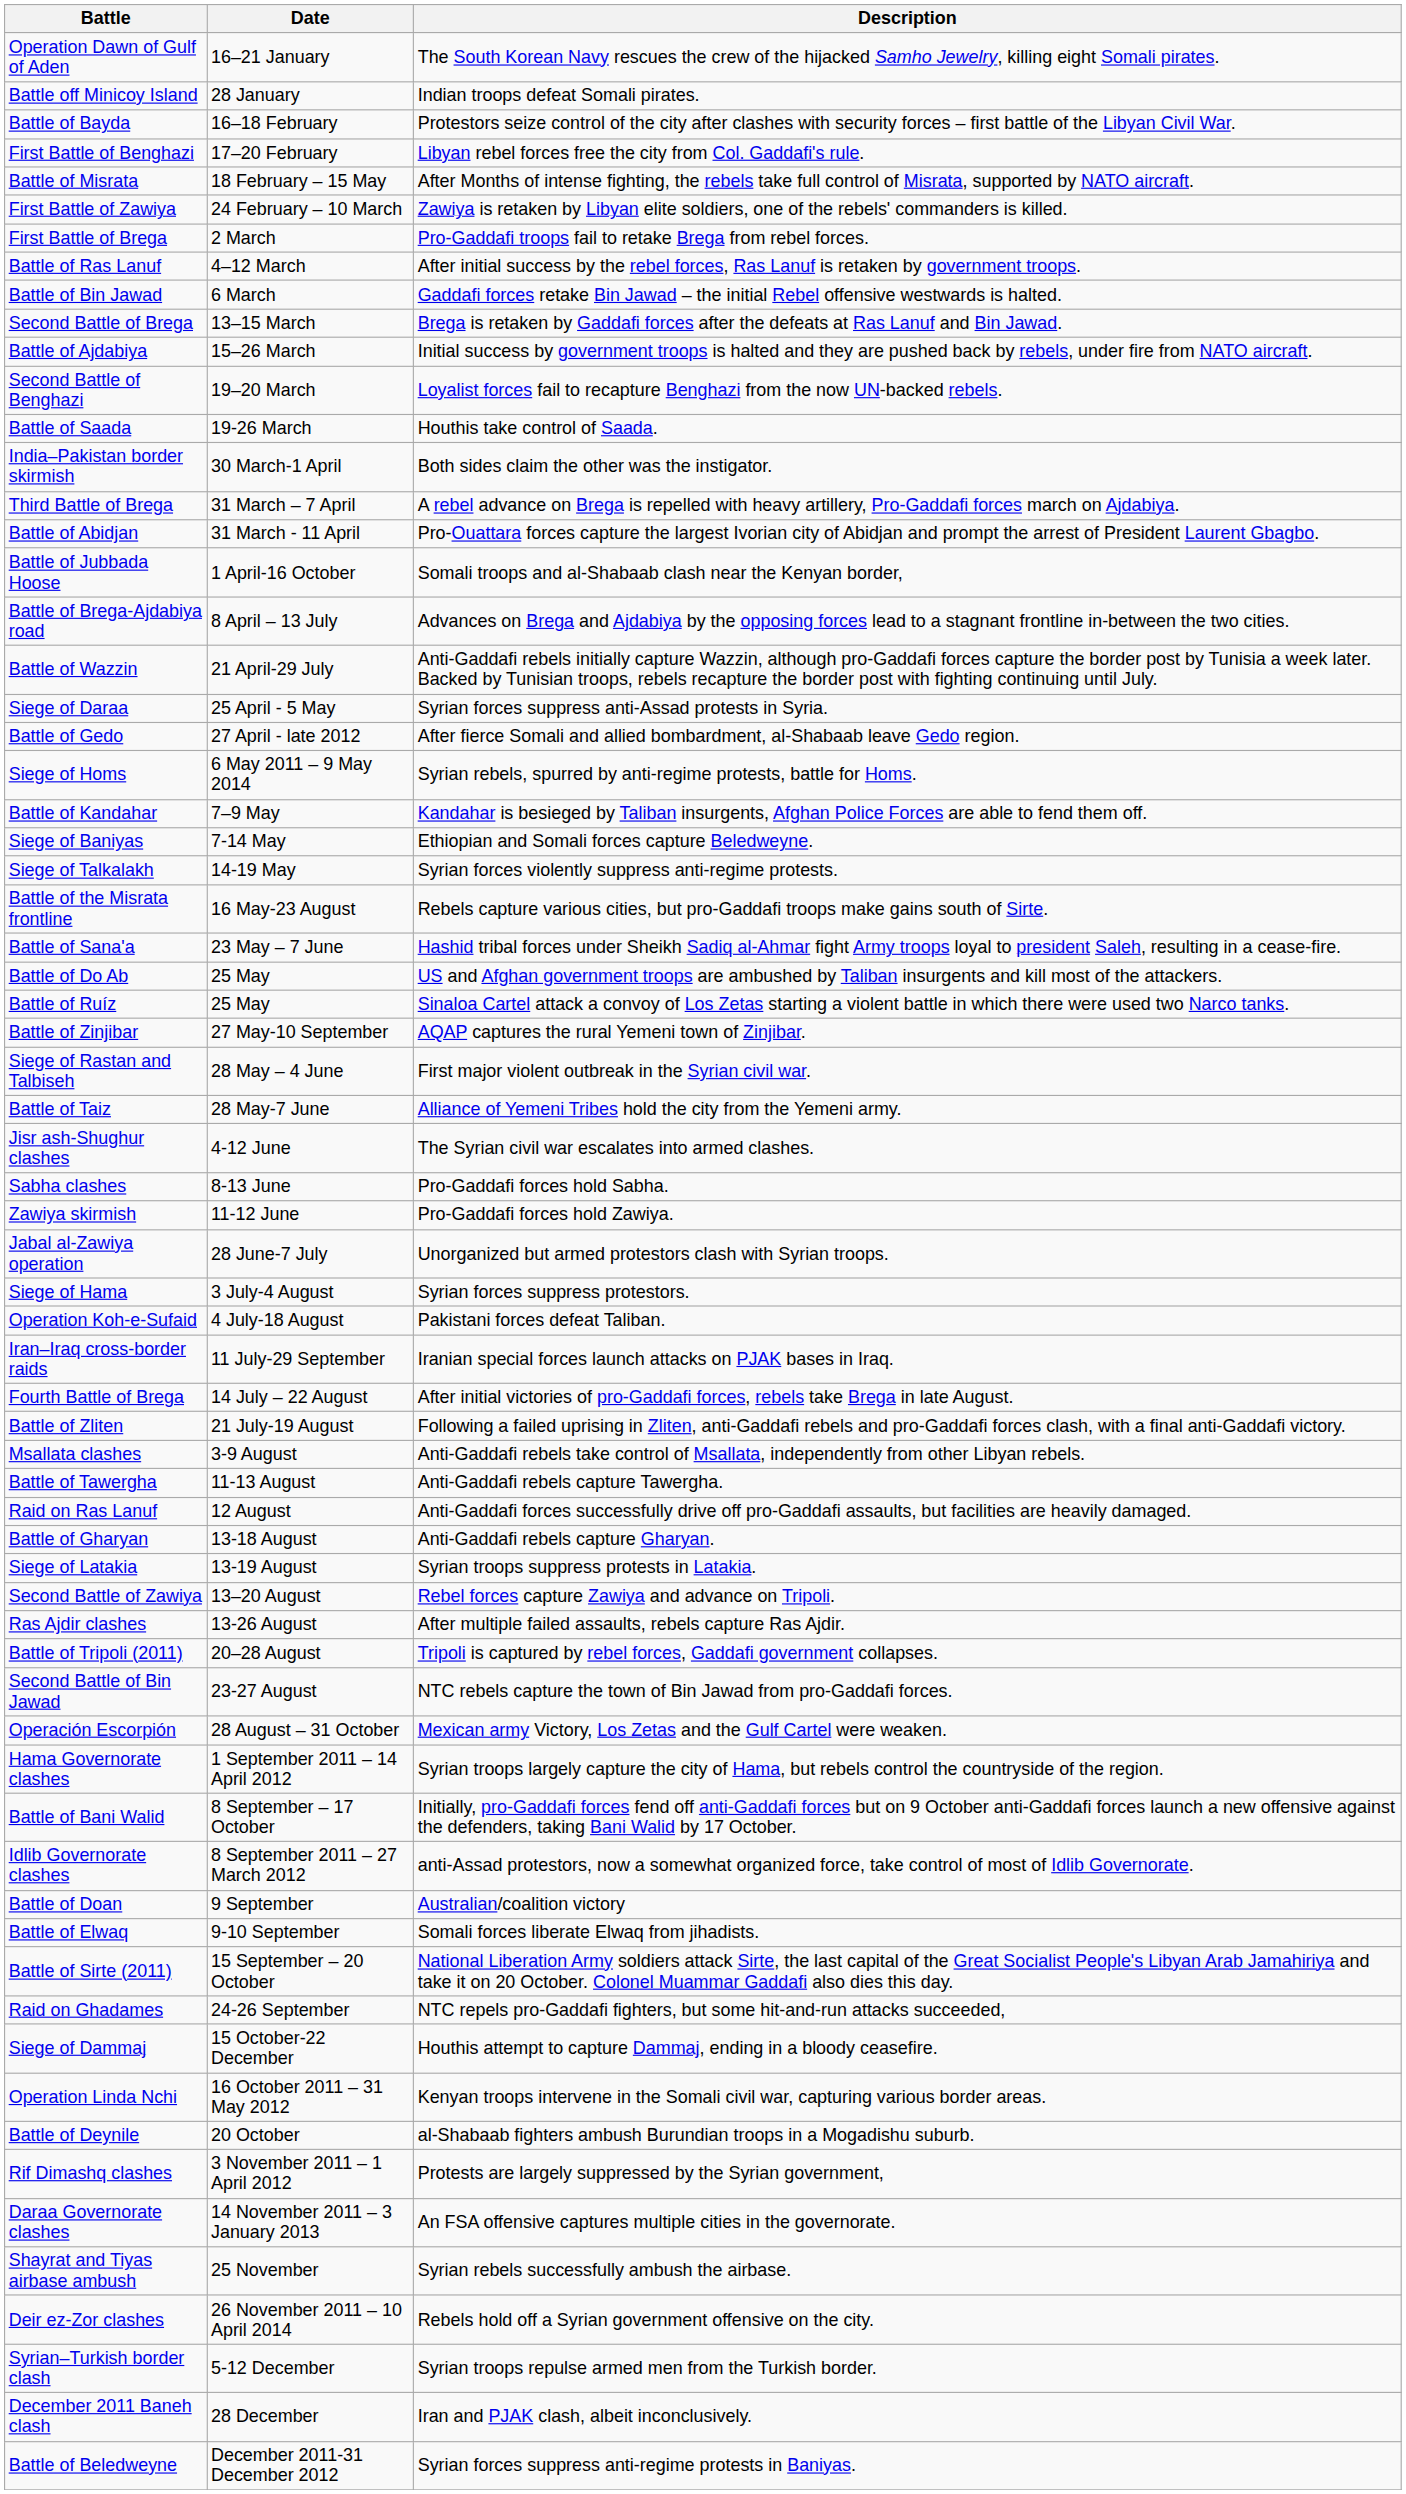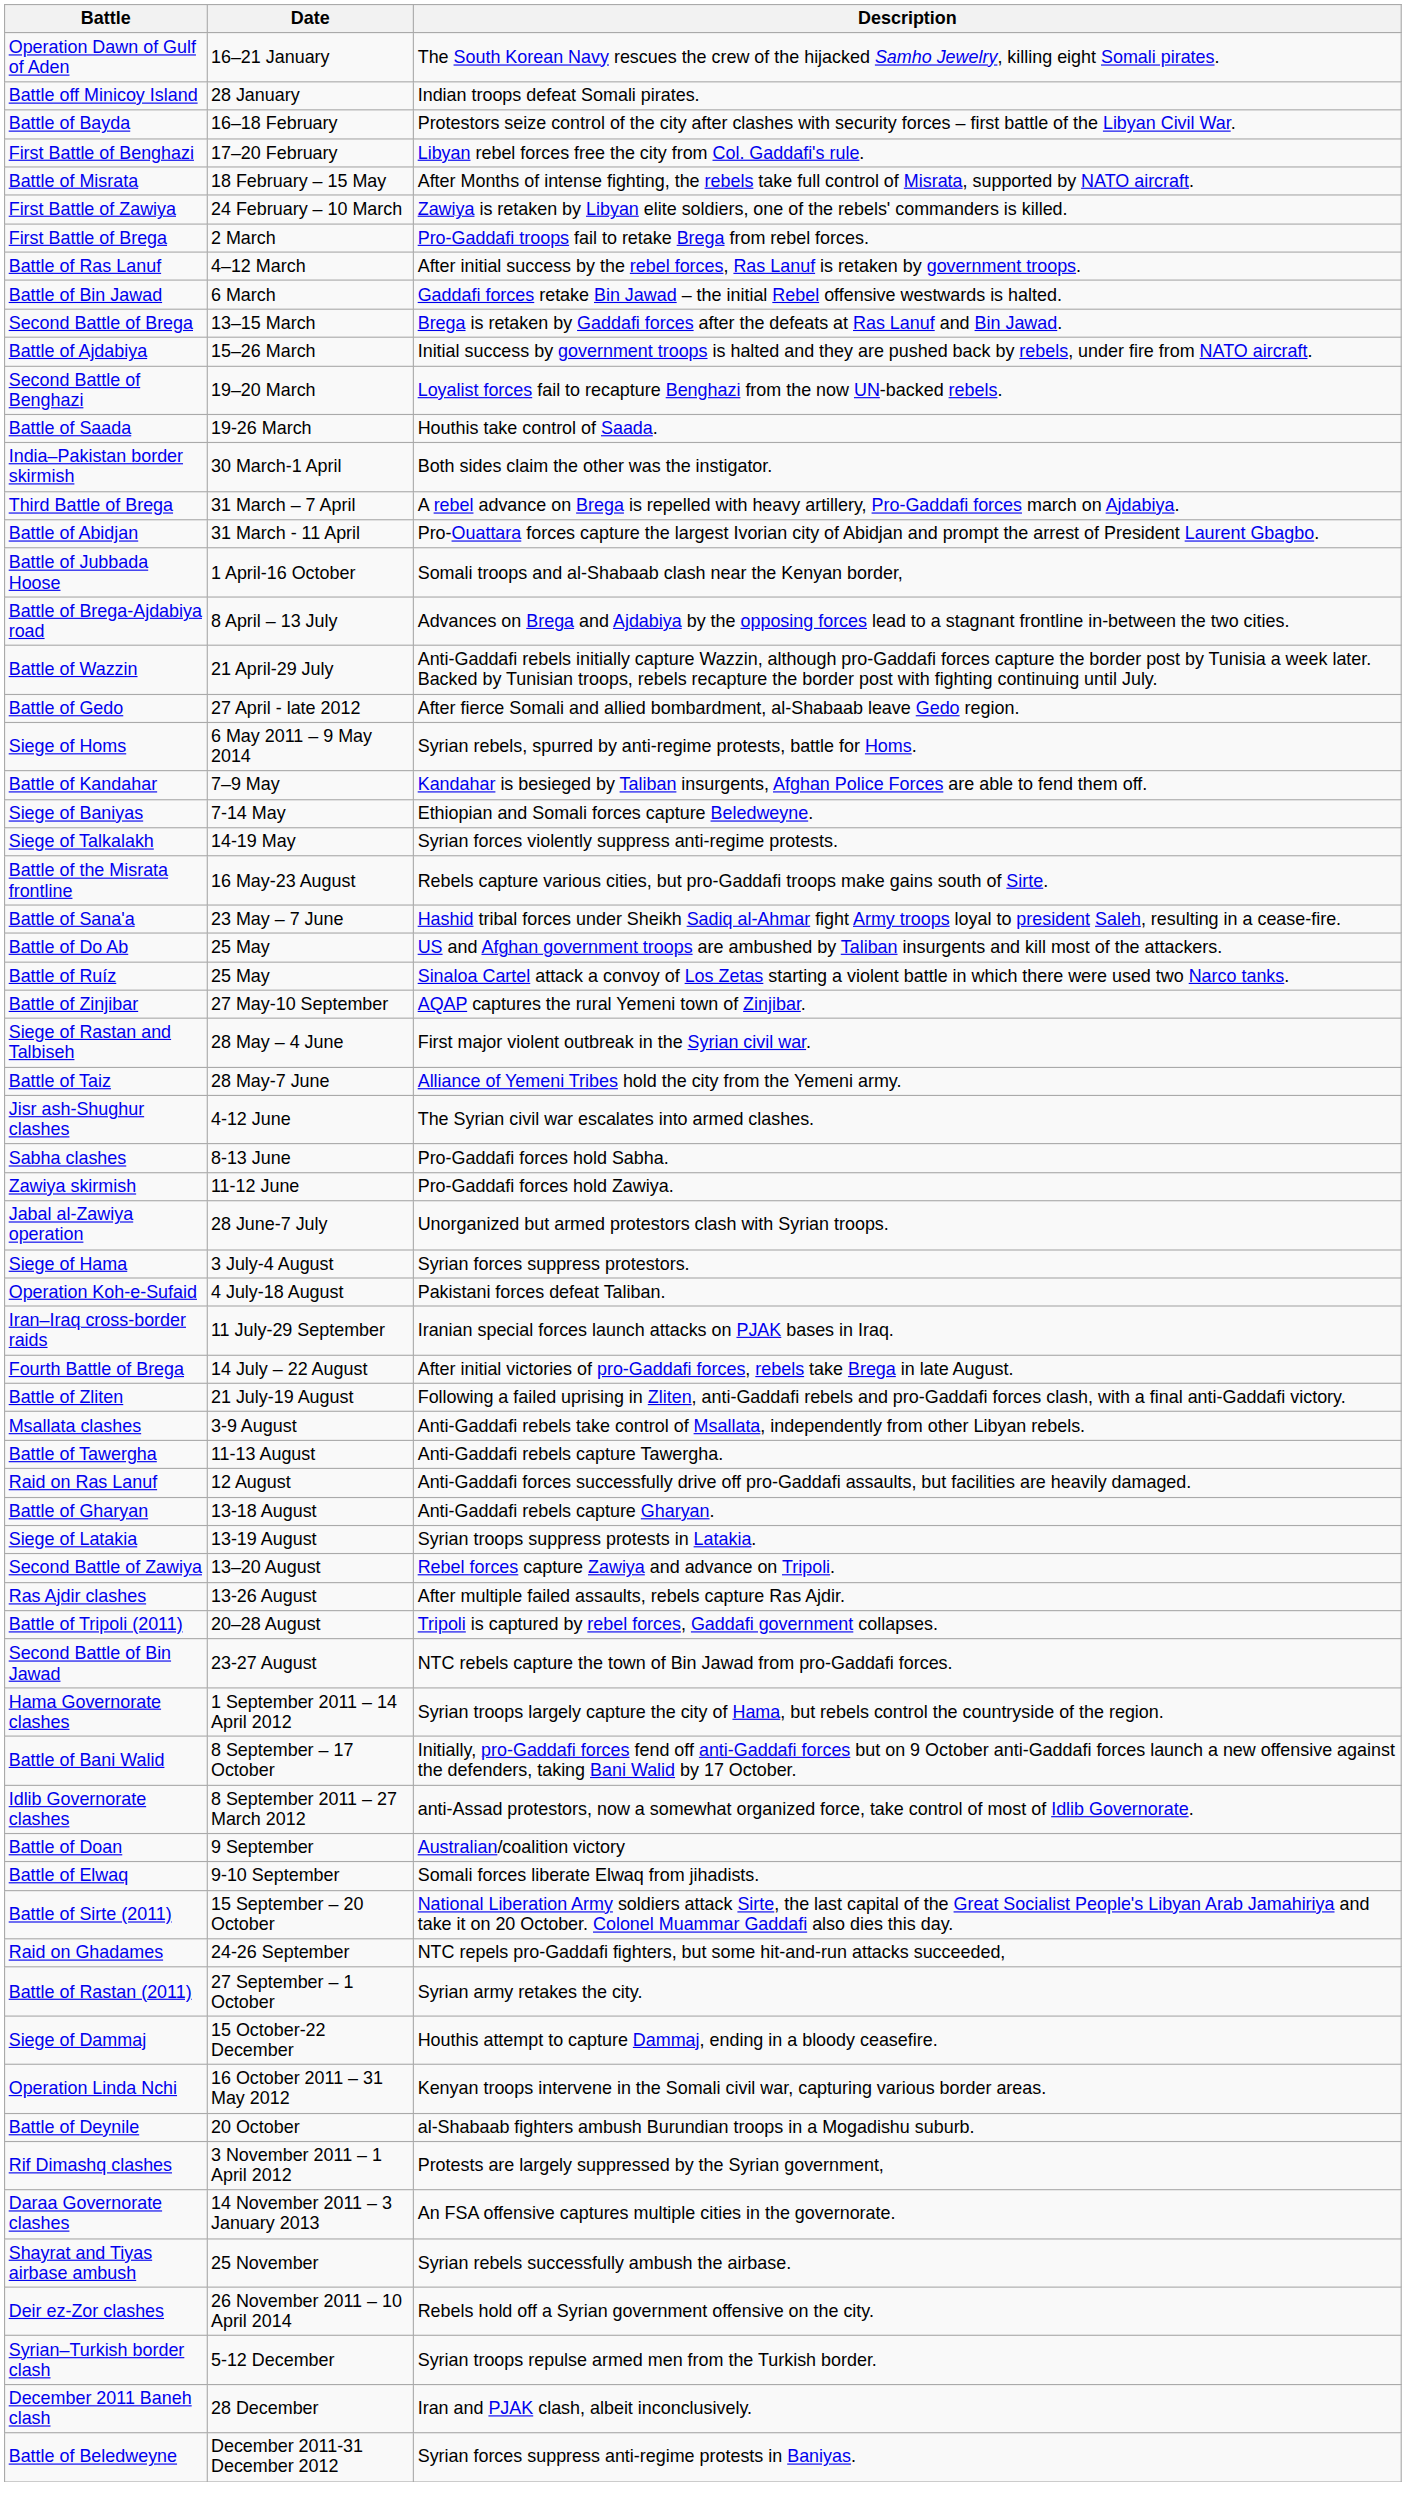- row: (68, 708)
- row: (92, 1730)
+ row: (100, 1991)
